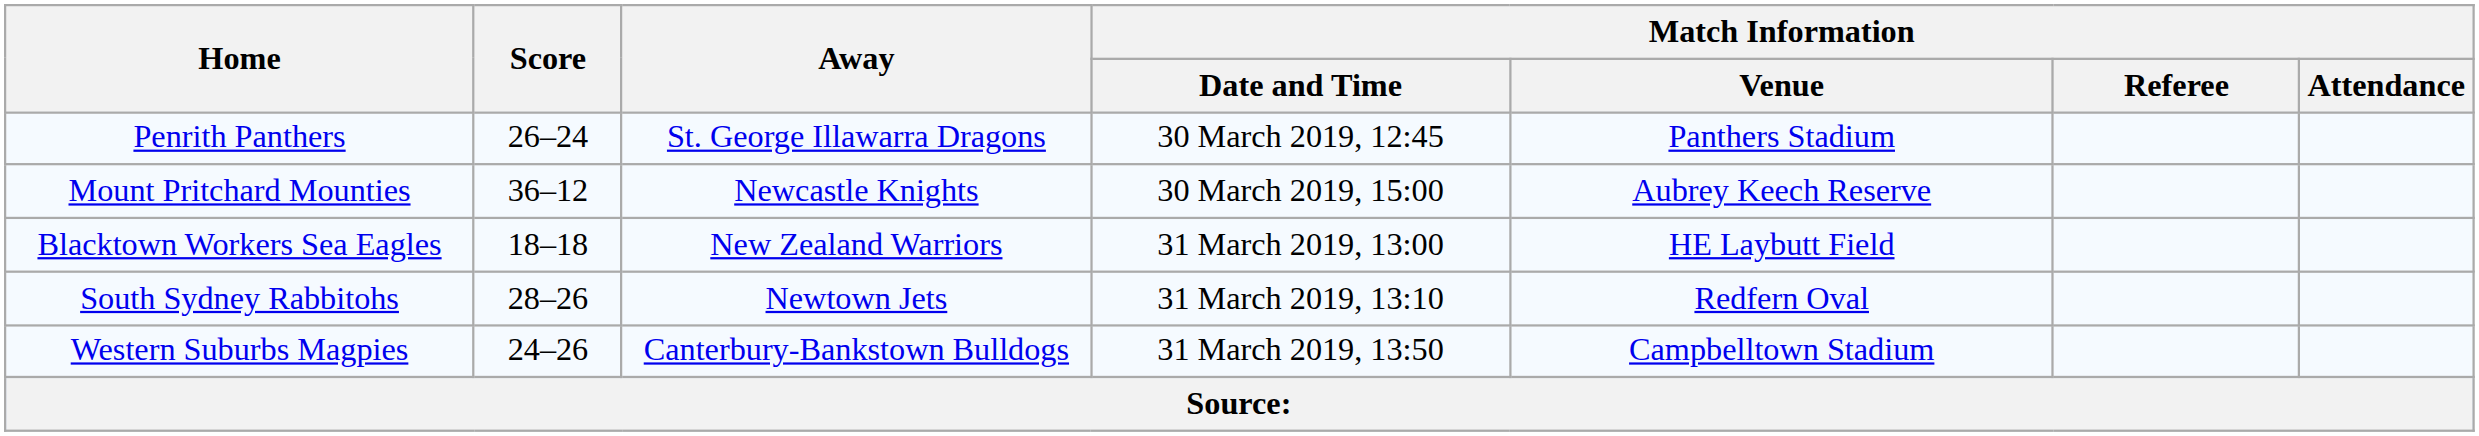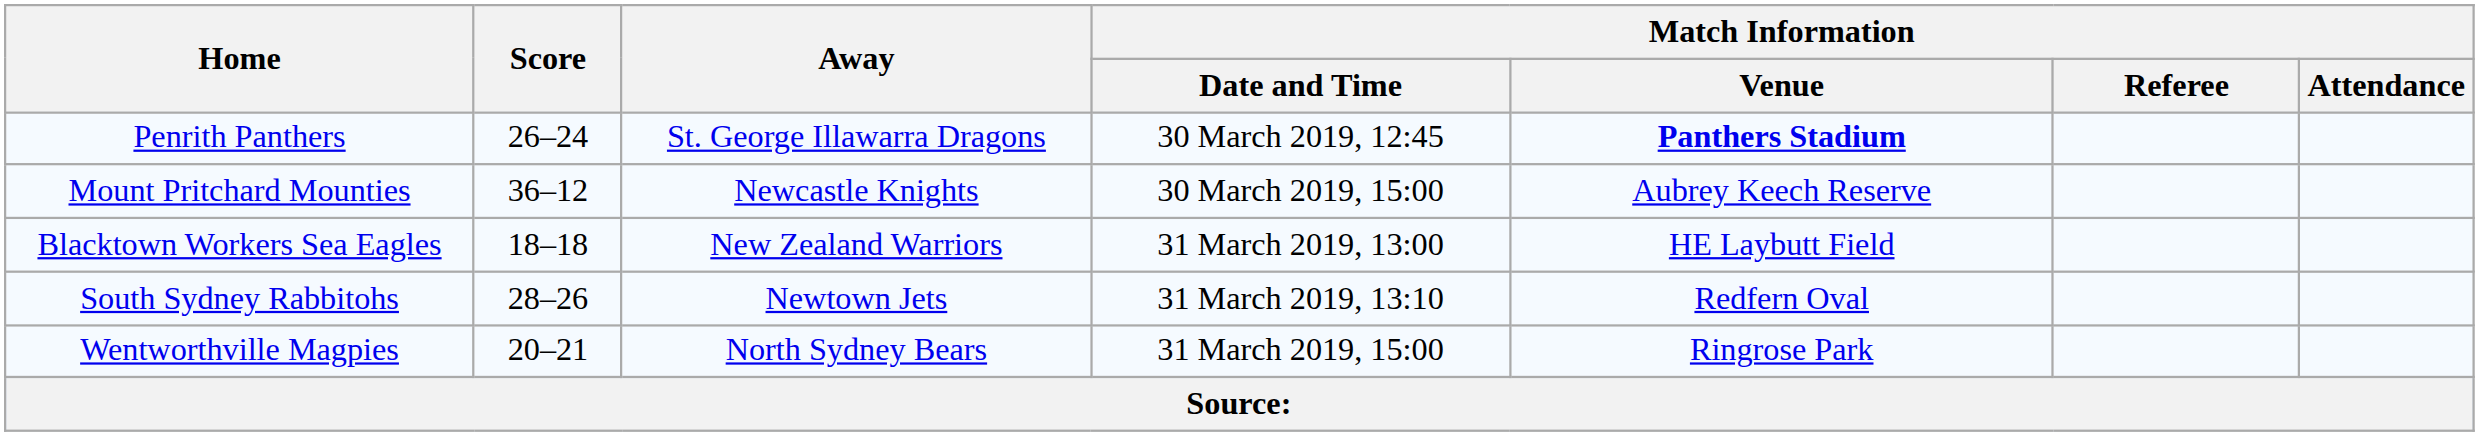(1782, 137) normal -> (1782, 137) bold
- row: (240, 350)
+ row: (240, 350)
